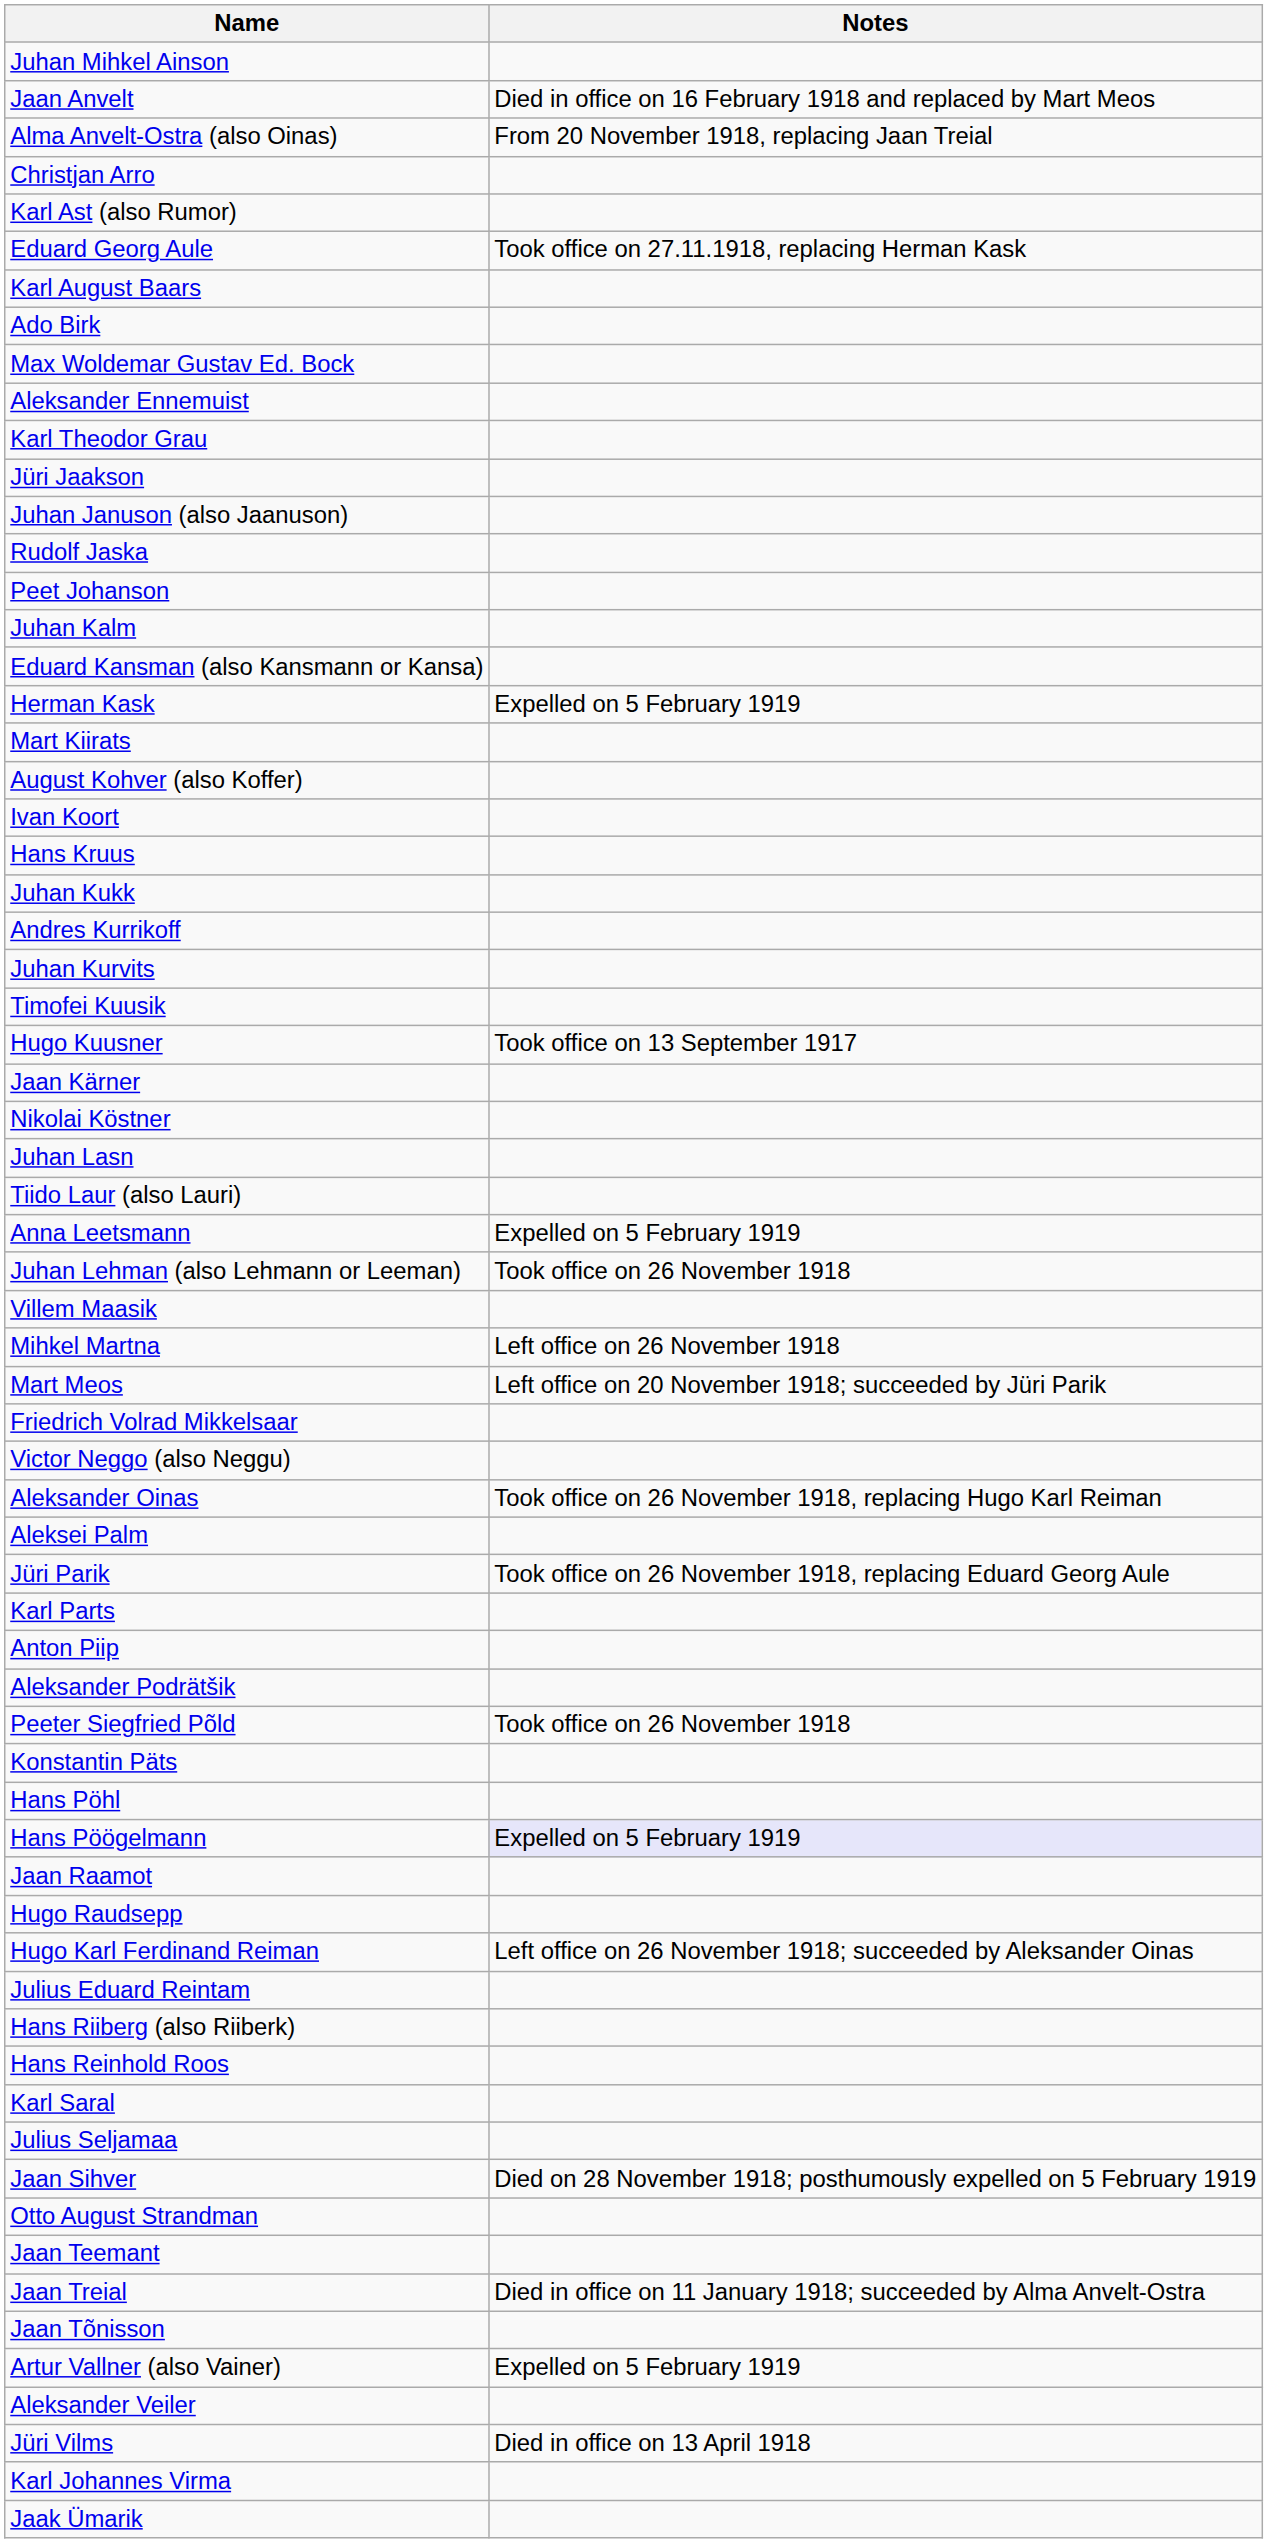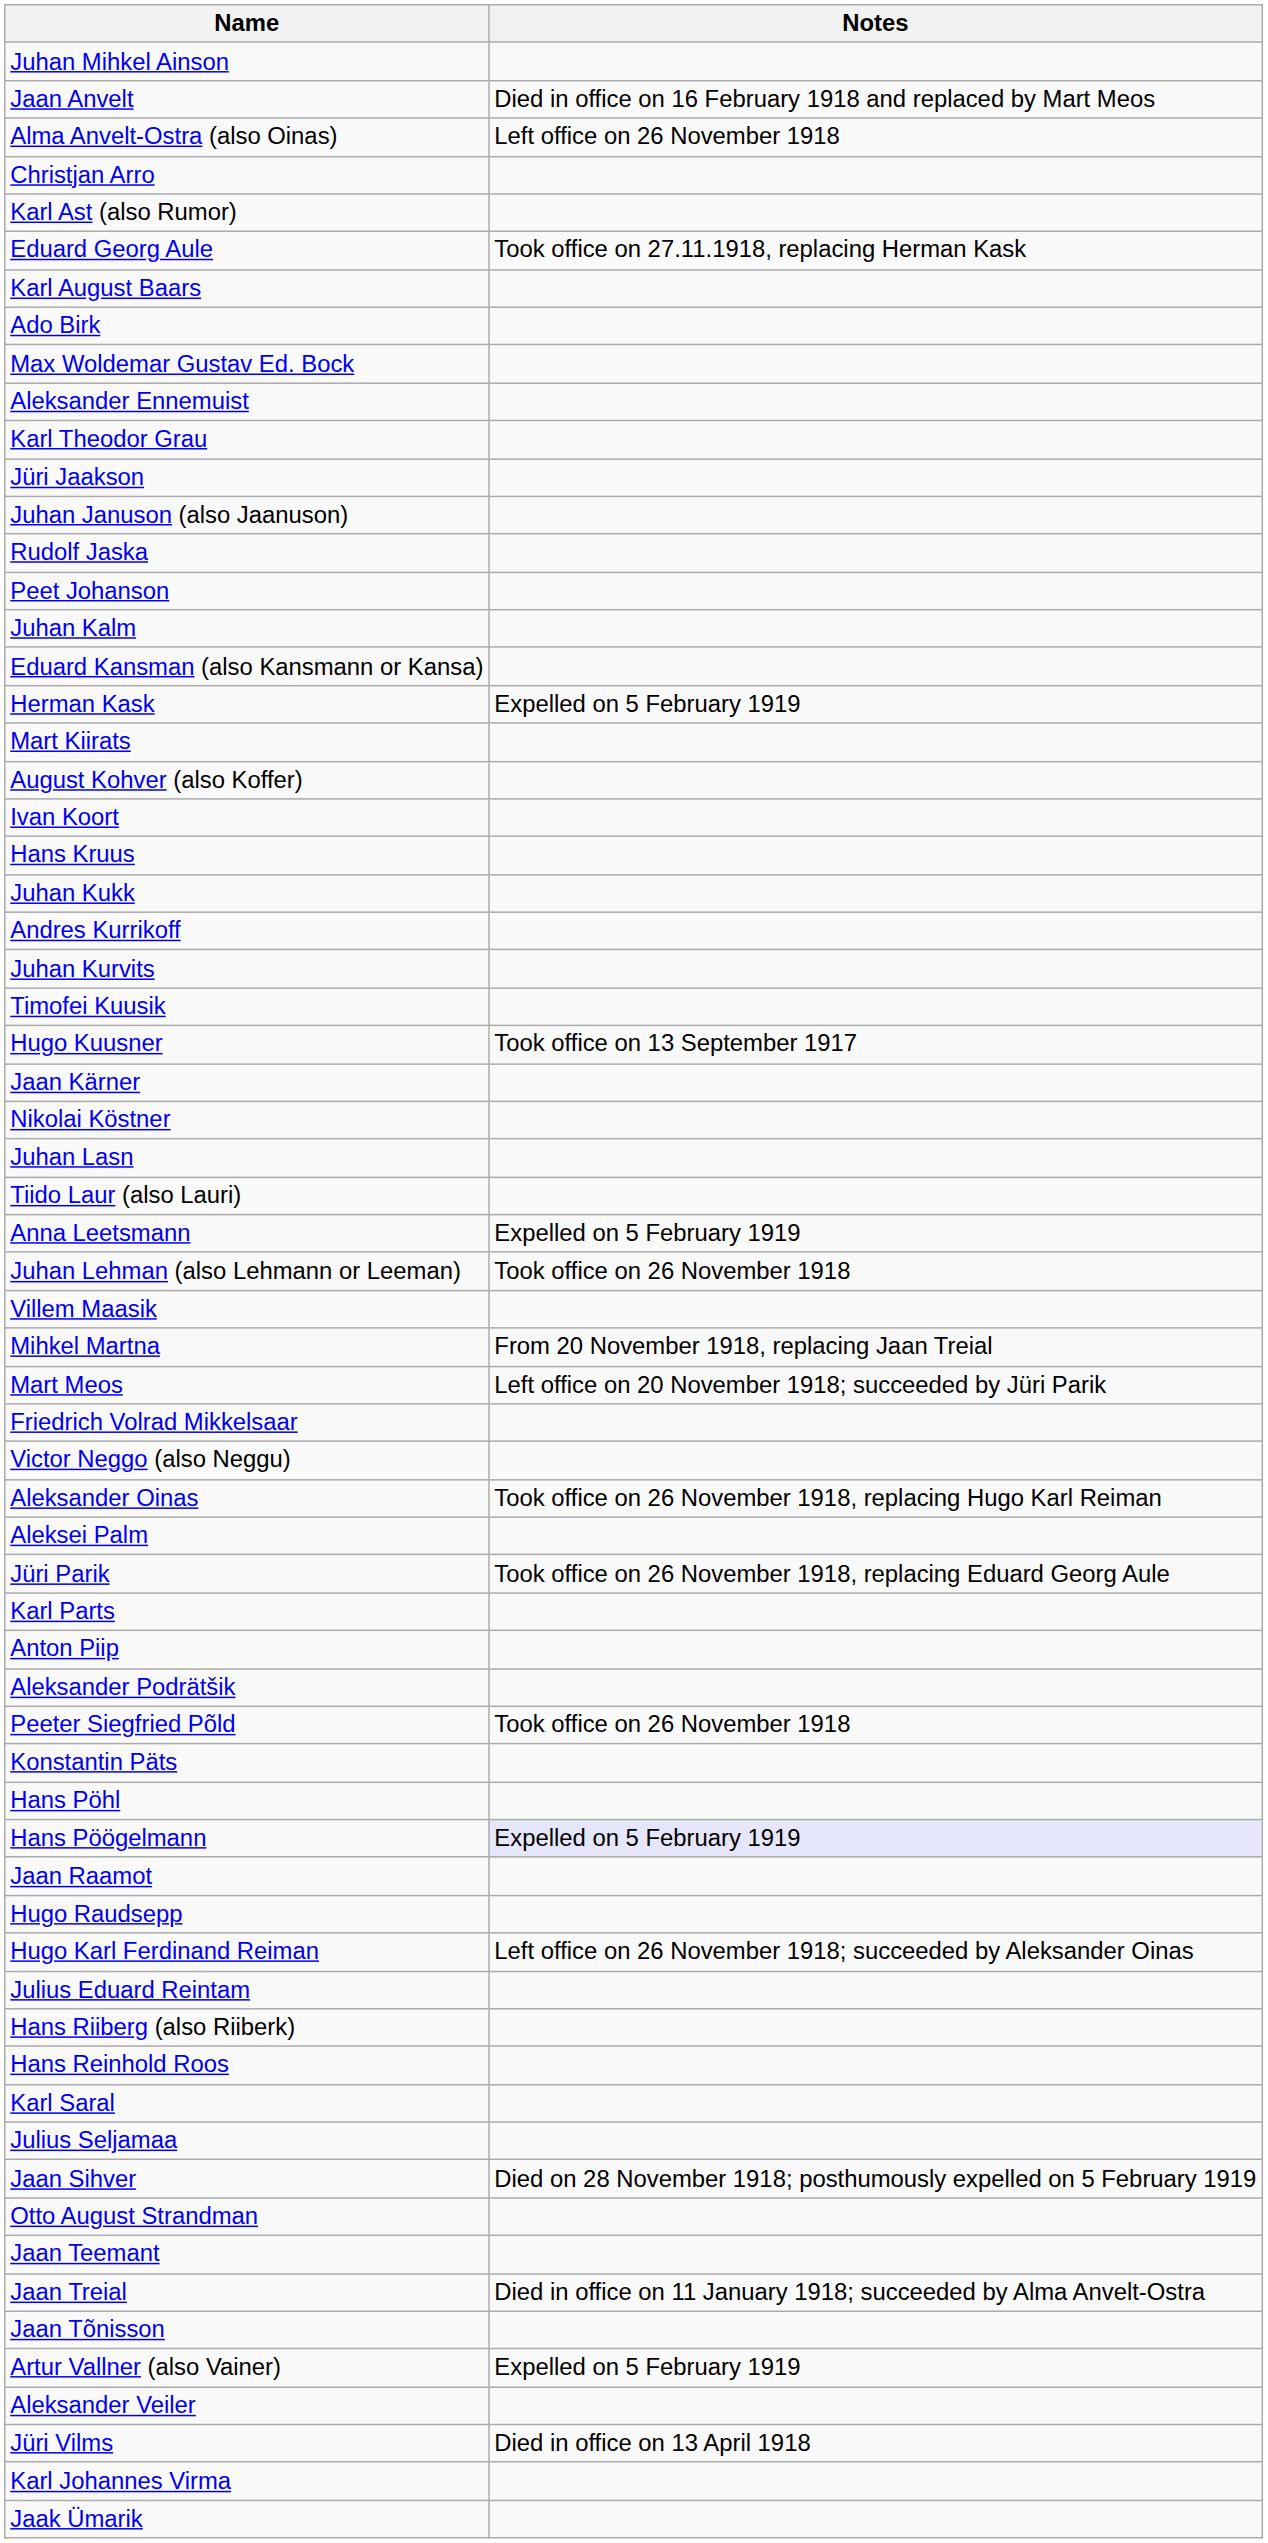(743, 136) From 20 November 1918, replacing Jaan Treial -> (667, 136) Left office on 26 November 1918
(667, 1346) Left office on 26 November 1918 -> (743, 1346) From 20 November 1918, replacing Jaan Treial
